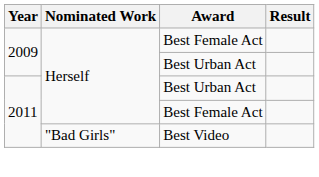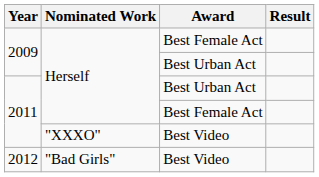(80, 135) "Bad Girls" -> (73, 135) "XXXO"
+ row: (23, 159)
